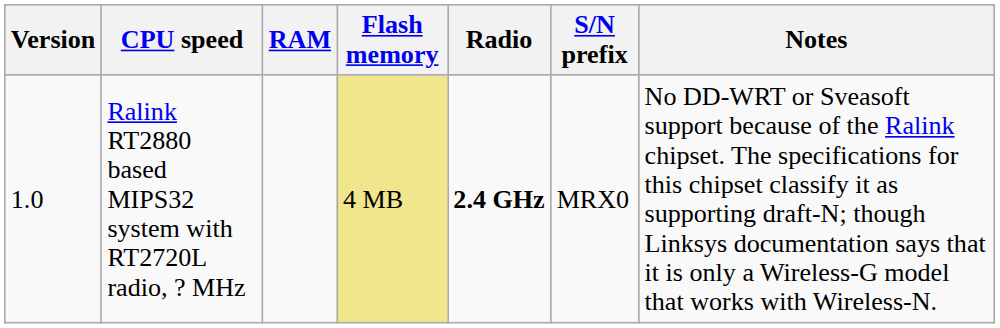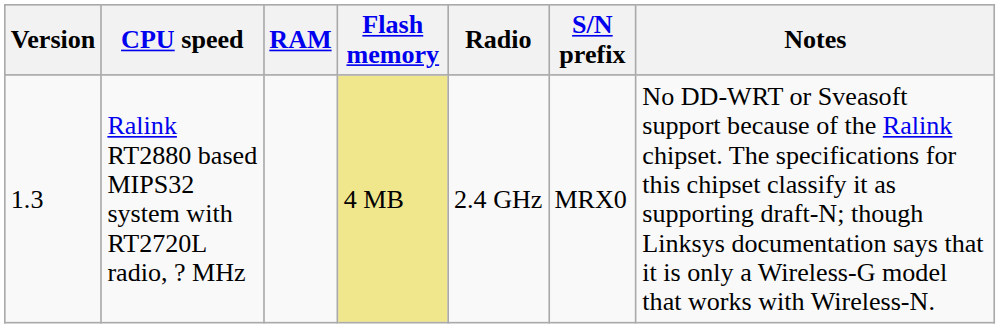(27, 198) 1.0 -> (27, 198) 1.3
(499, 198) bold -> (498, 198) normal
